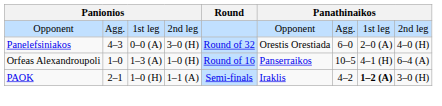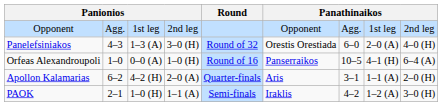(146, 45) 0–0 (A) -> (146, 45) 1–3 (A)
(146, 61) 1–3 (A) -> (146, 61) 0–0 (A)
+ row: (48, 77)
(376, 77) bold -> (382, 93) normal
